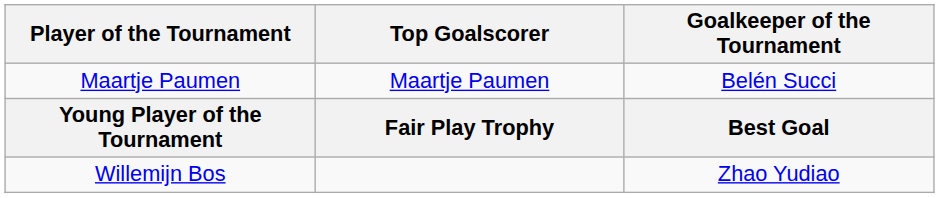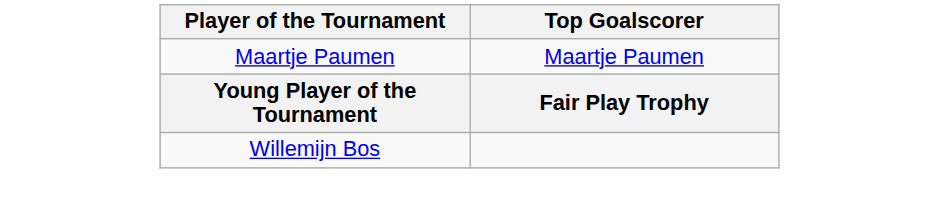- column: (779, 33)
